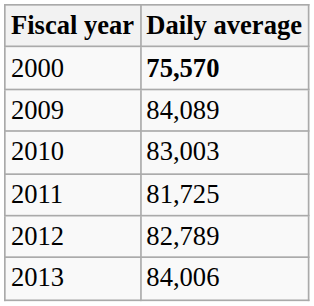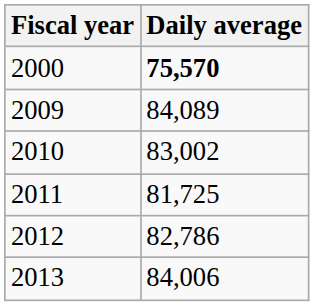(183, 151) 83,003 -> (183, 151) 83,002
(183, 236) 82,789 -> (183, 236) 82,786
